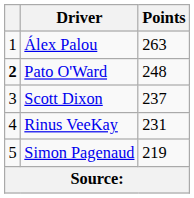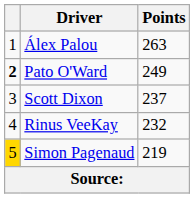(154, 71) 248 -> (154, 71) 249
(154, 125) 231 -> (154, 125) 232
(13, 152) no background -> (13, 152) gold background
